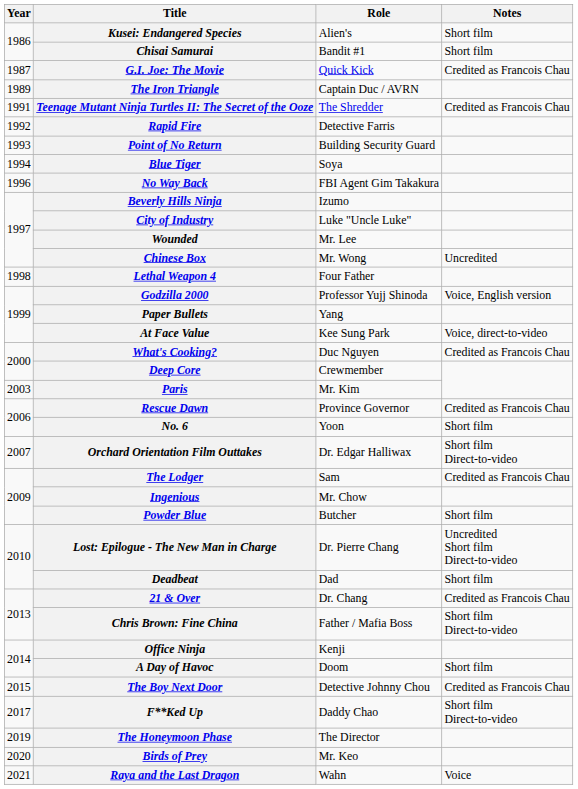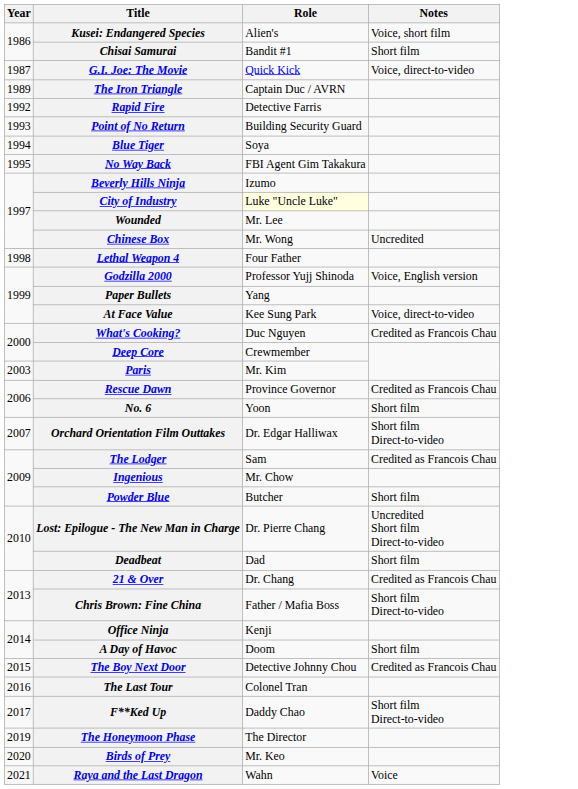(469, 32) Short film -> (411, 32) Voice, short film
(507, 70) Credited as Francois Chau -> (423, 70) Voice, direct-to-video
- row: (175, 107)
(19, 182) 1996 -> (19, 164) 1995
(365, 220) no background -> (292, 201) lightyellow background
+ row: (138, 686)
